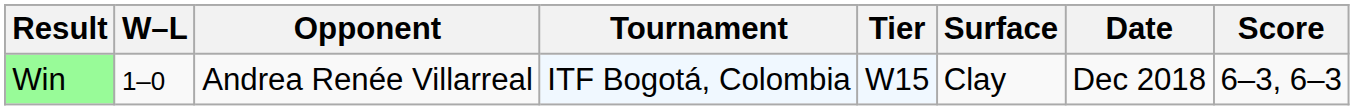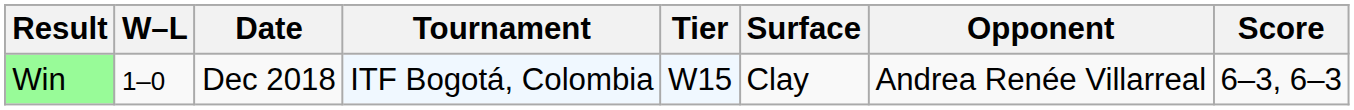columns swapped: (1139, 29) <-> (368, 29)
